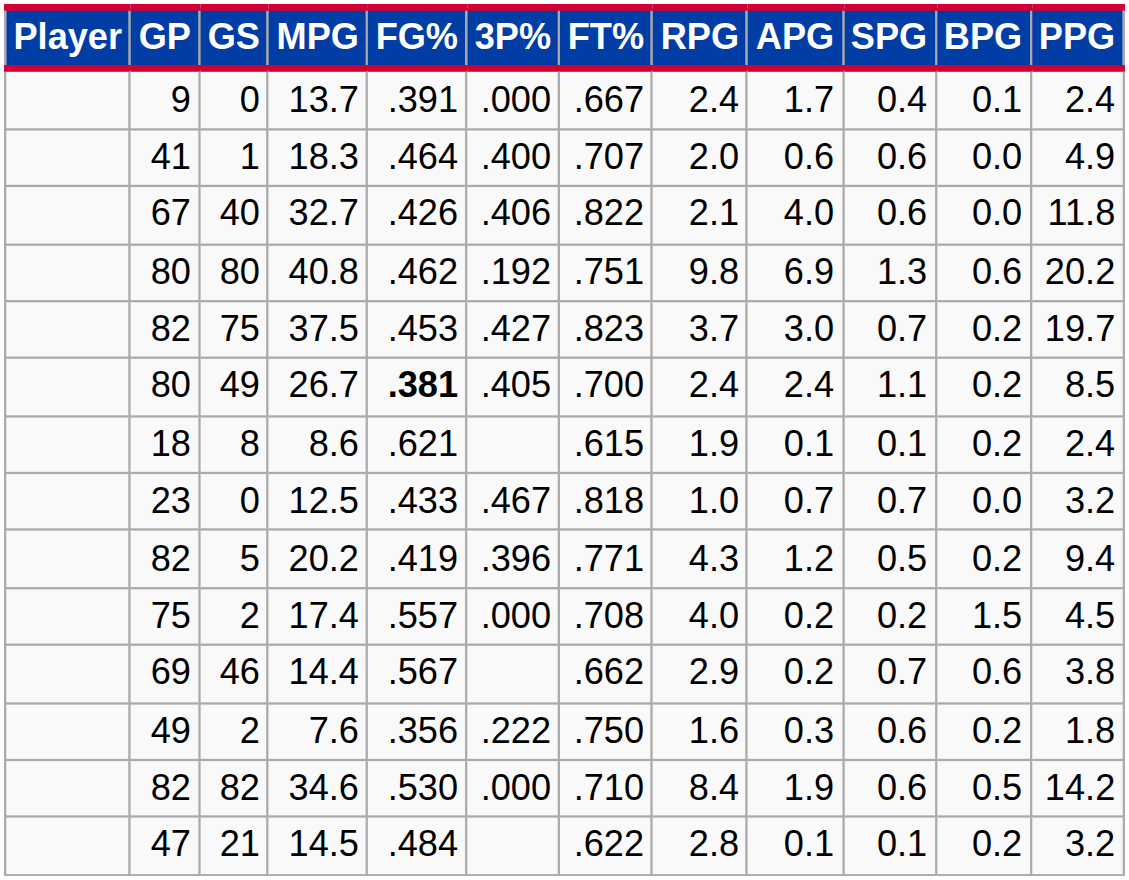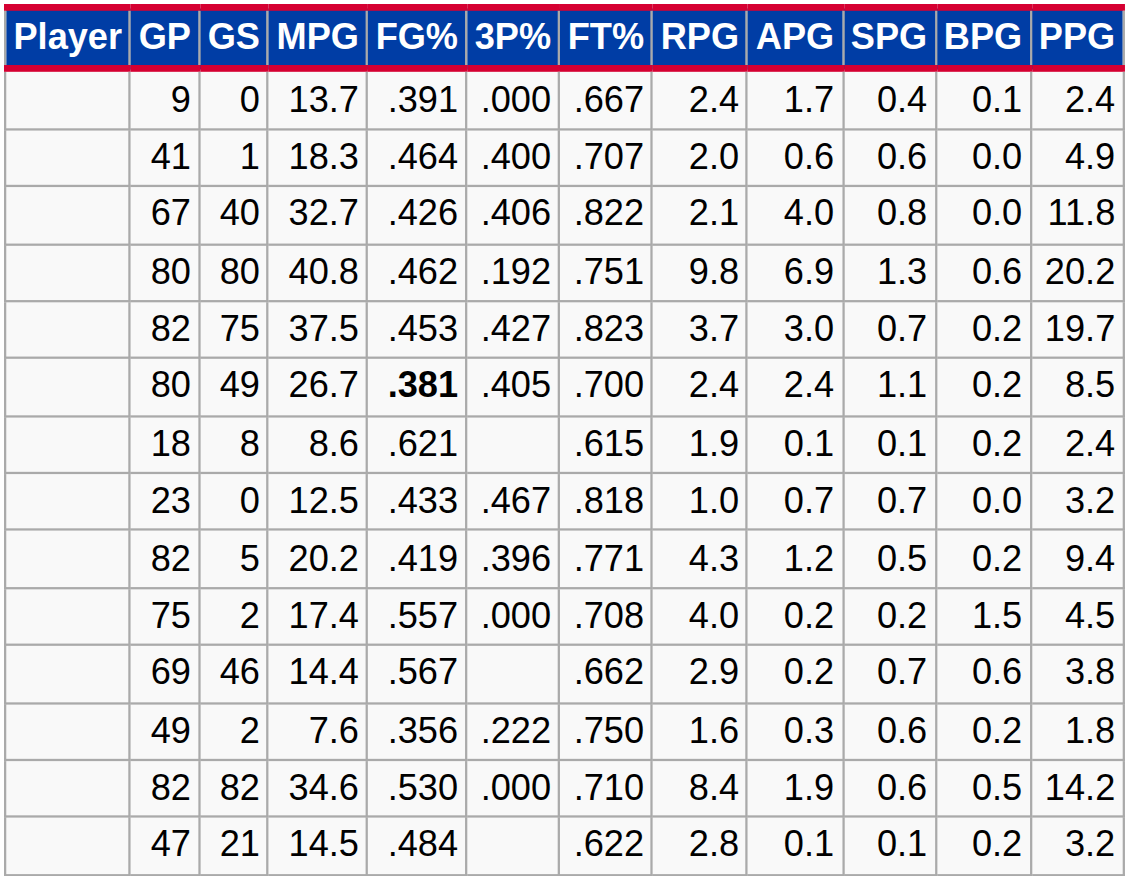(902, 214) 0.6 -> (902, 214) 0.8
